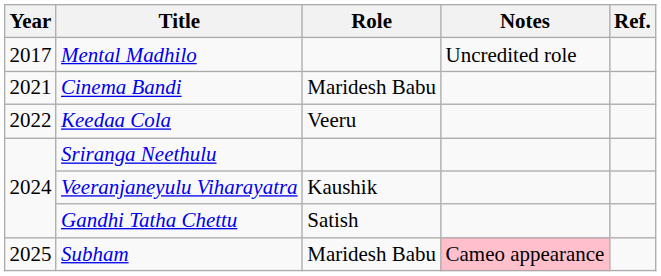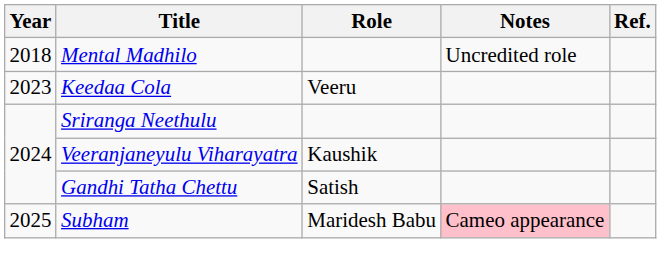(30, 54) 2017 -> (30, 54) 2018
- row: (121, 87)
(30, 120) 2022 -> (30, 87) 2023
